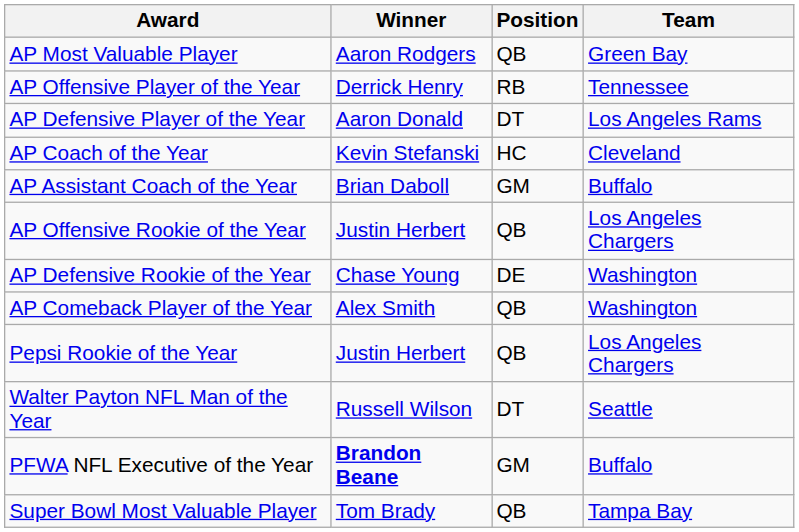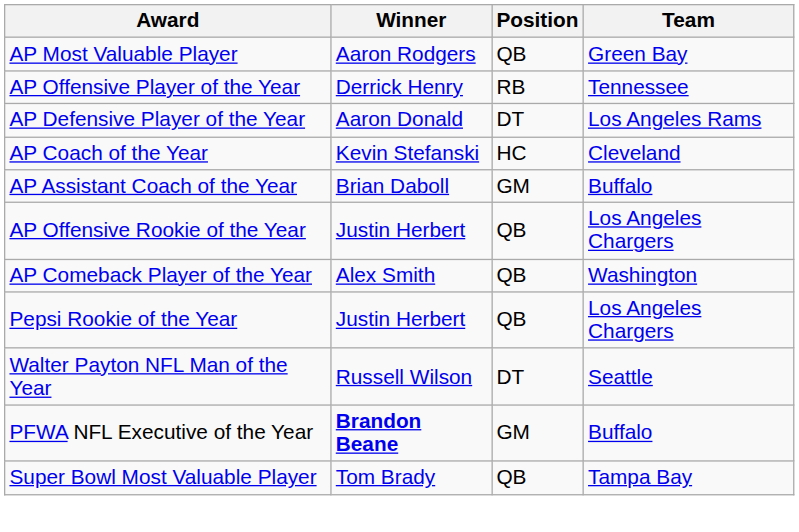- row: (160, 275)
